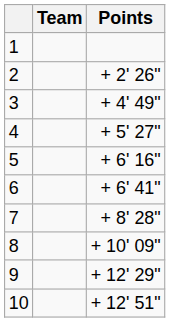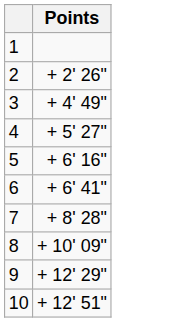- column: (60, 18)
